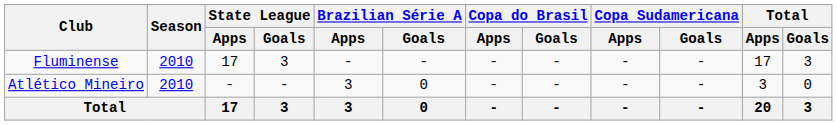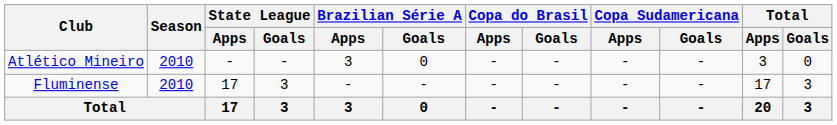rows swapped: (76, 62) <-> (76, 85)
